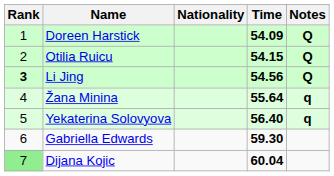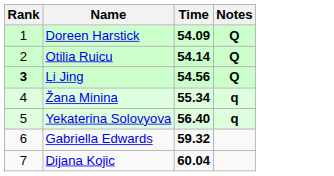- column: (211, 14)
(267, 56) 54.15 -> (194, 56) 54.14
(267, 98) 55.64 -> (194, 98) 55.34
(267, 139) 59.30 -> (194, 139) 59.32
(23, 160) lightgreen background -> (23, 160) no background
